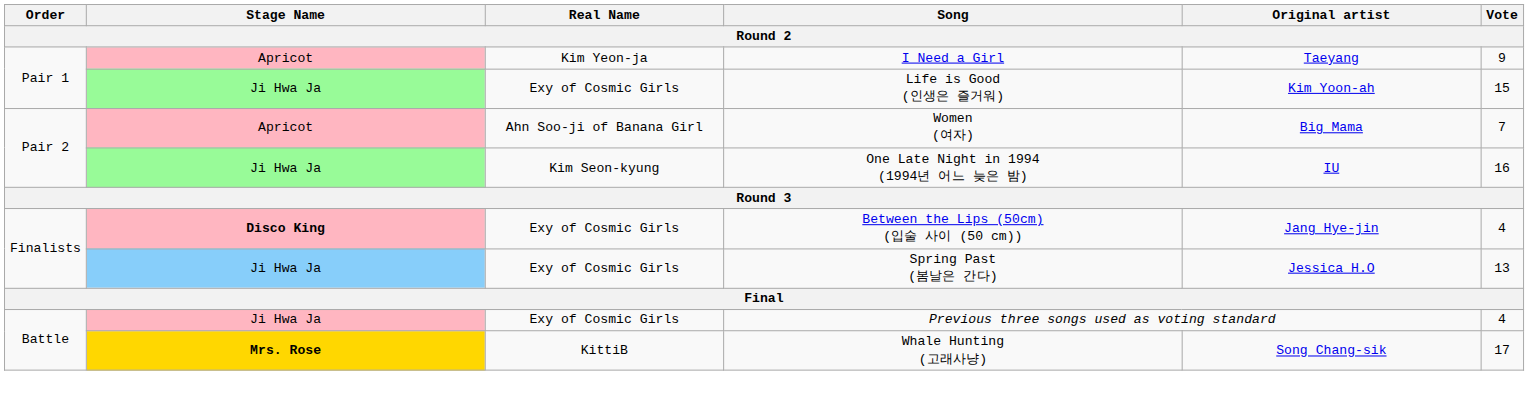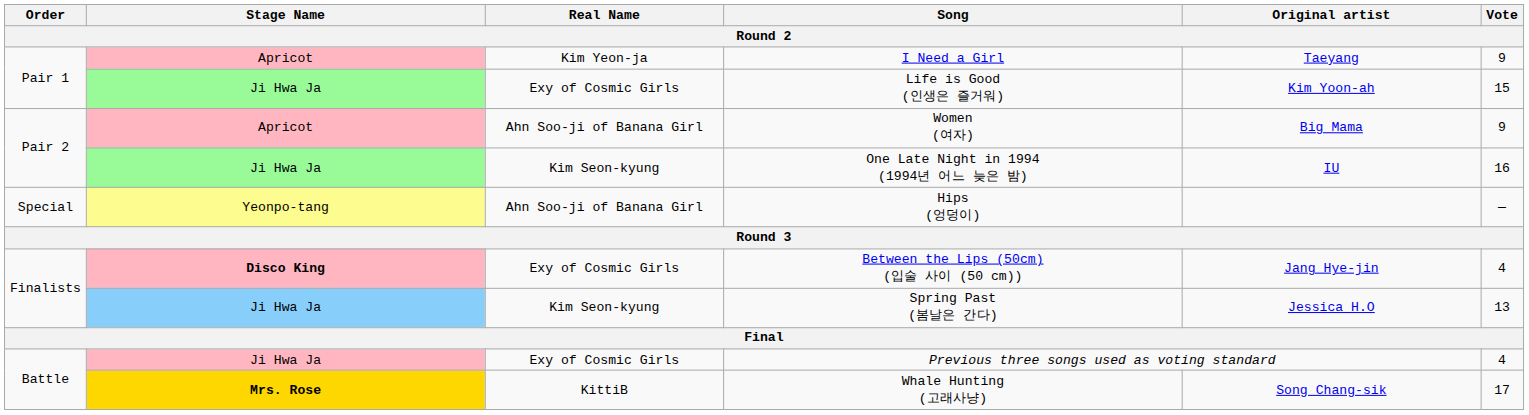(1502, 128) 7 -> (1502, 128) 9
+ row: (953, 207)
(604, 268) Exy of Cosmic Girls -> (604, 308) Kim Seon-kyung
